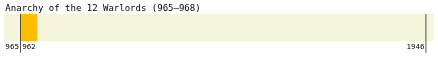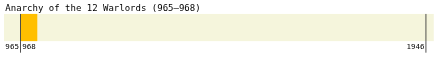(29, 47) 962 -> (29, 47) 968
